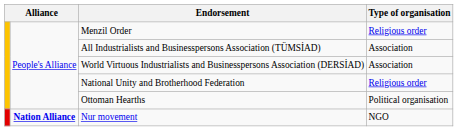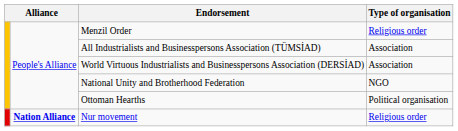(398, 83) Religious order -> (379, 83) NGO
(379, 118) NGO -> (398, 118) Religious order
